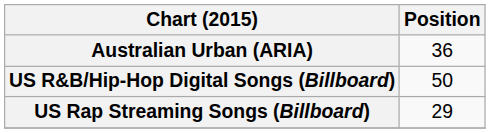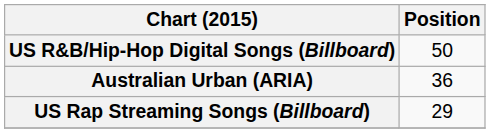rows swapped: (202, 50) <-> (202, 81)
